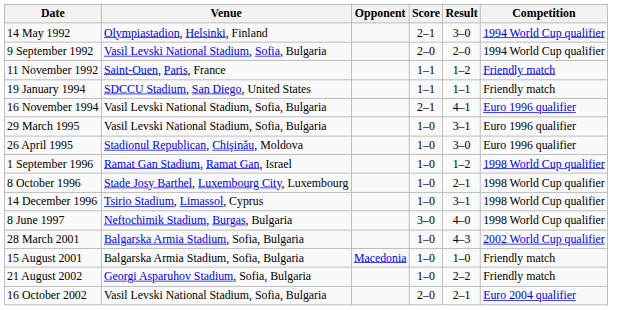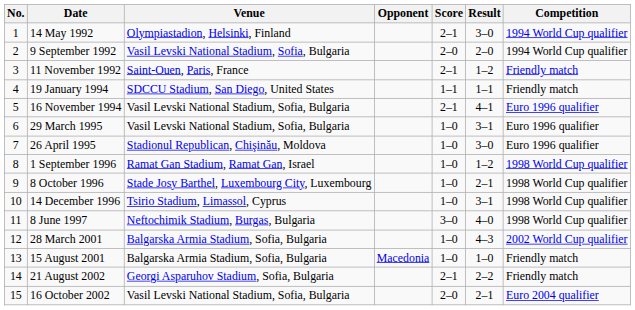+ column: (16, 13)
(426, 70) 1–1 -> (449, 70) 2–1
(426, 276) 1–0 -> (449, 276) 2–1
